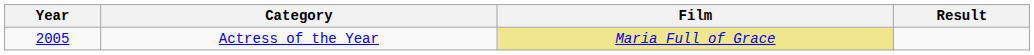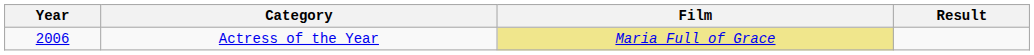(53, 39) 2005 -> (53, 39) 2006
